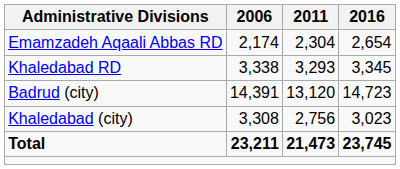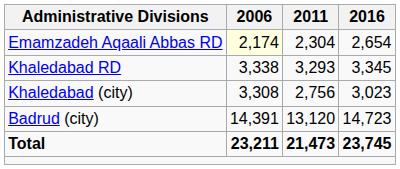(259, 42) no background -> (259, 42) lightyellow background
rows swapped: (54, 93) <-> (70, 118)
